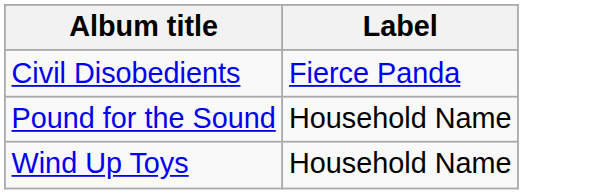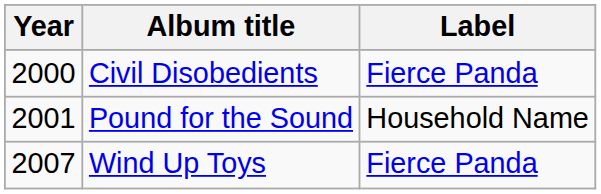+ column: (44, 27)
(400, 164) Household Name -> (452, 164) Fierce Panda
